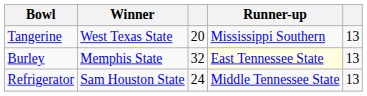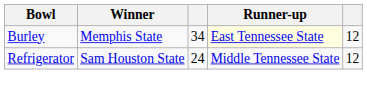- row: (35, 36)
(198, 58) 32 -> (198, 36) 34
(352, 58) 13 -> (352, 36) 12
(352, 79) 13 -> (352, 58) 12
